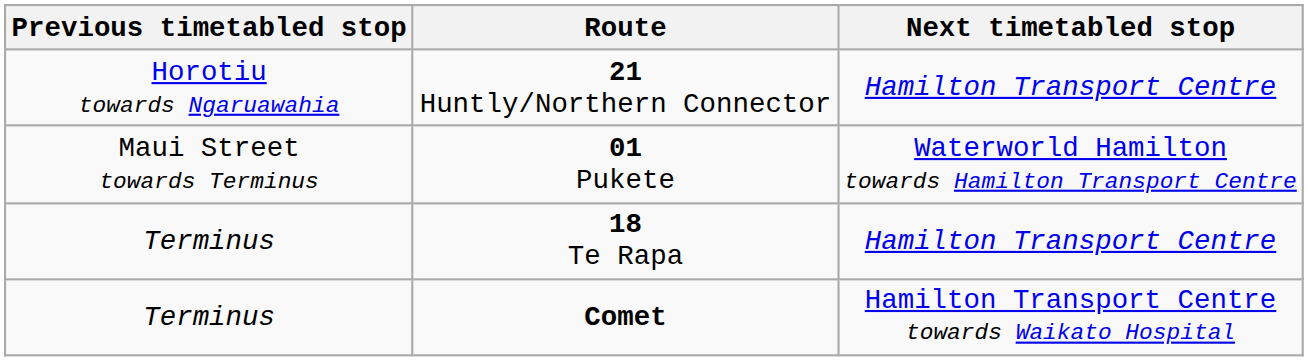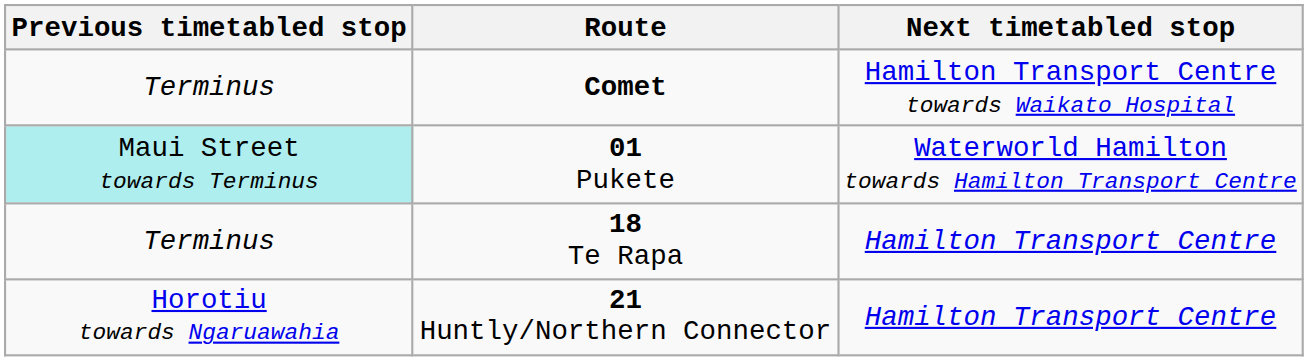rows swapped: (625, 317) <-> (625, 88)
(209, 163) no background -> (209, 163) paleturquoise background
